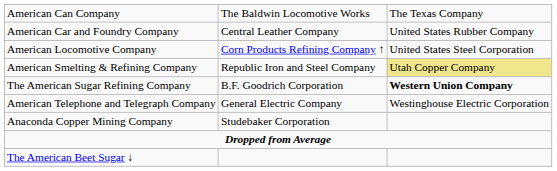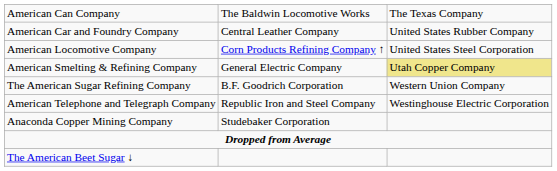(298, 67) Republic Iron and Steel Company -> (281, 67) General Electric Company
(451, 85) bold -> (447, 85) normal
(281, 103) General Electric Company -> (298, 103) Republic Iron and Steel Company
